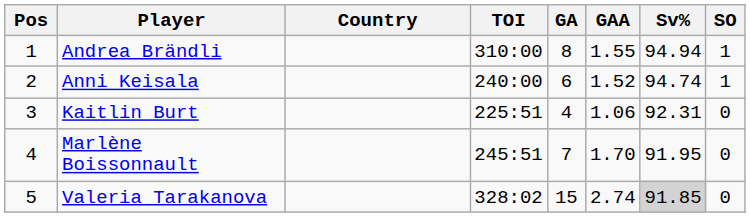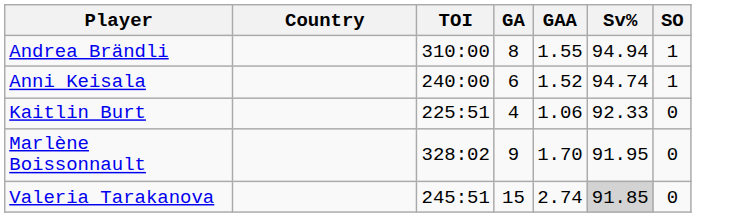- column: (31, 20)
(673, 113) 92.31 -> (620, 113) 92.33
(509, 155) 245:51 -> (456, 155) 328:02
(566, 155) 7 -> (513, 155) 9
(509, 197) 328:02 -> (456, 197) 245:51
